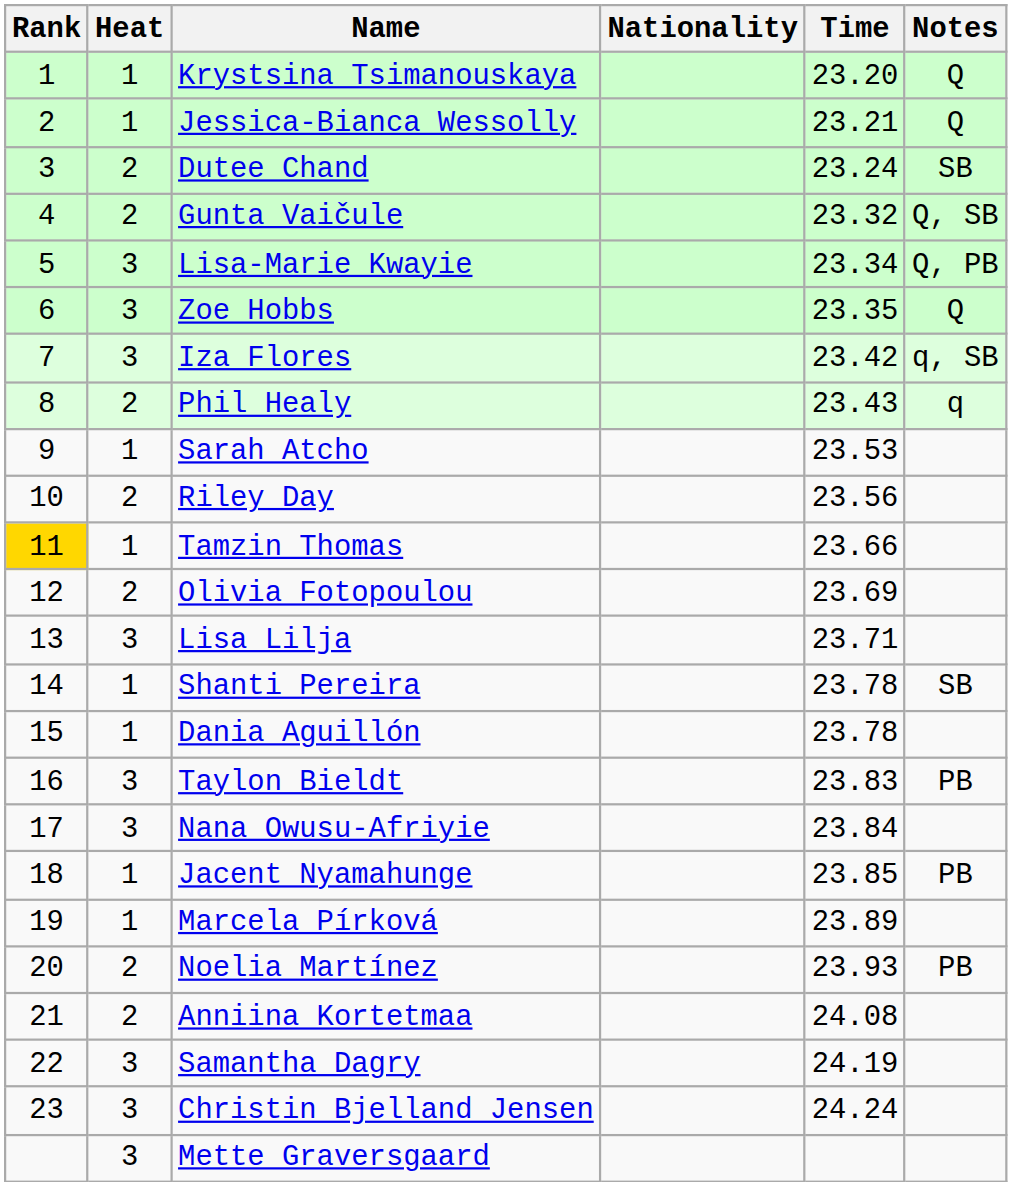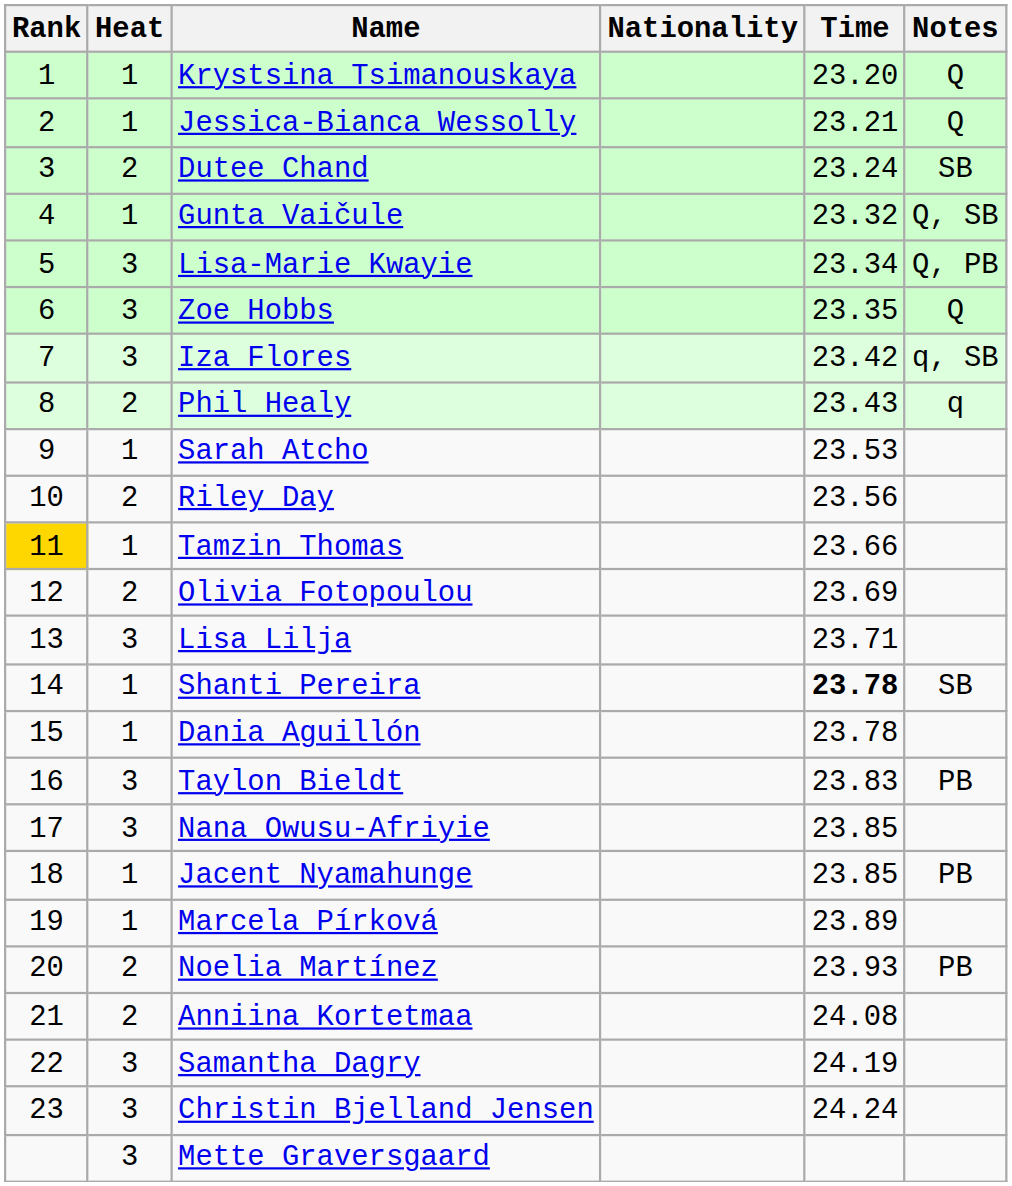(130, 217) 2 -> (130, 217) 1
(855, 687) normal -> (855, 687) bold
(855, 828) 23.84 -> (855, 828) 23.85
